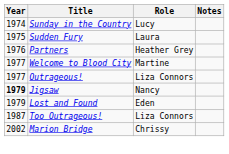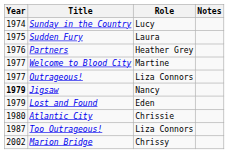+ row: (61, 116)
